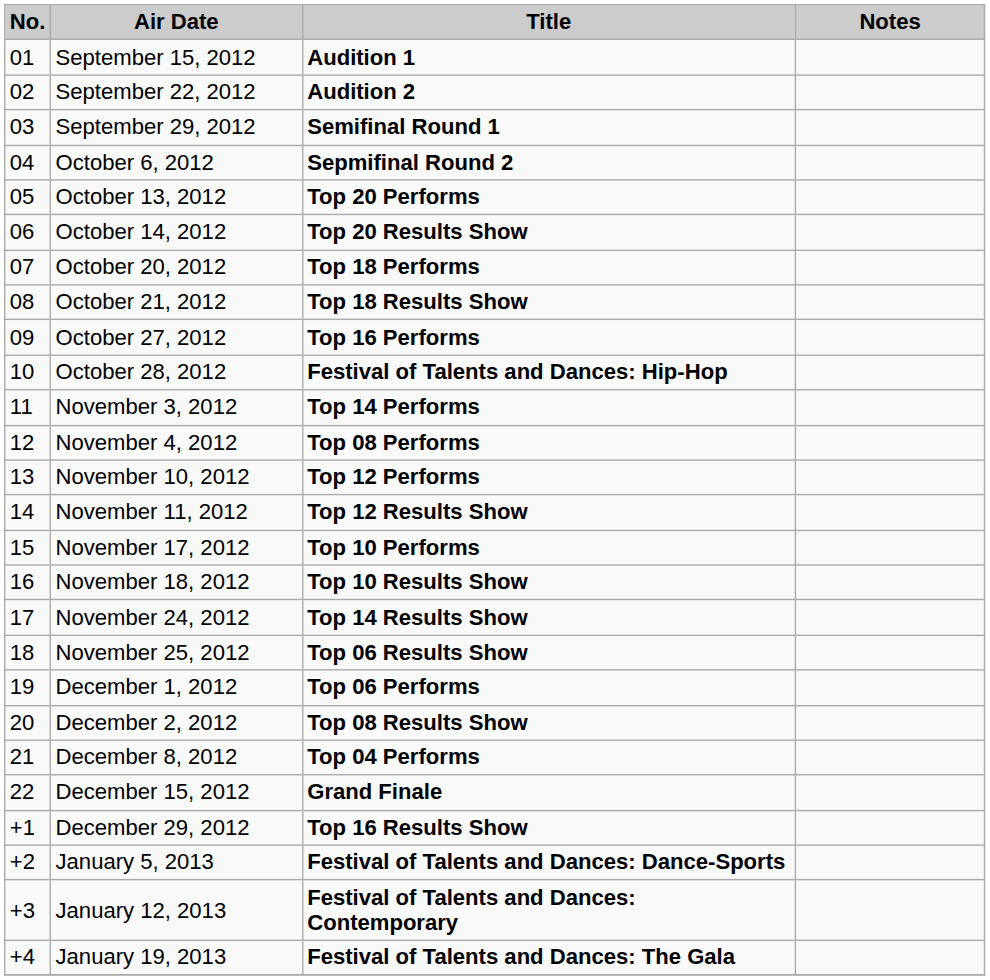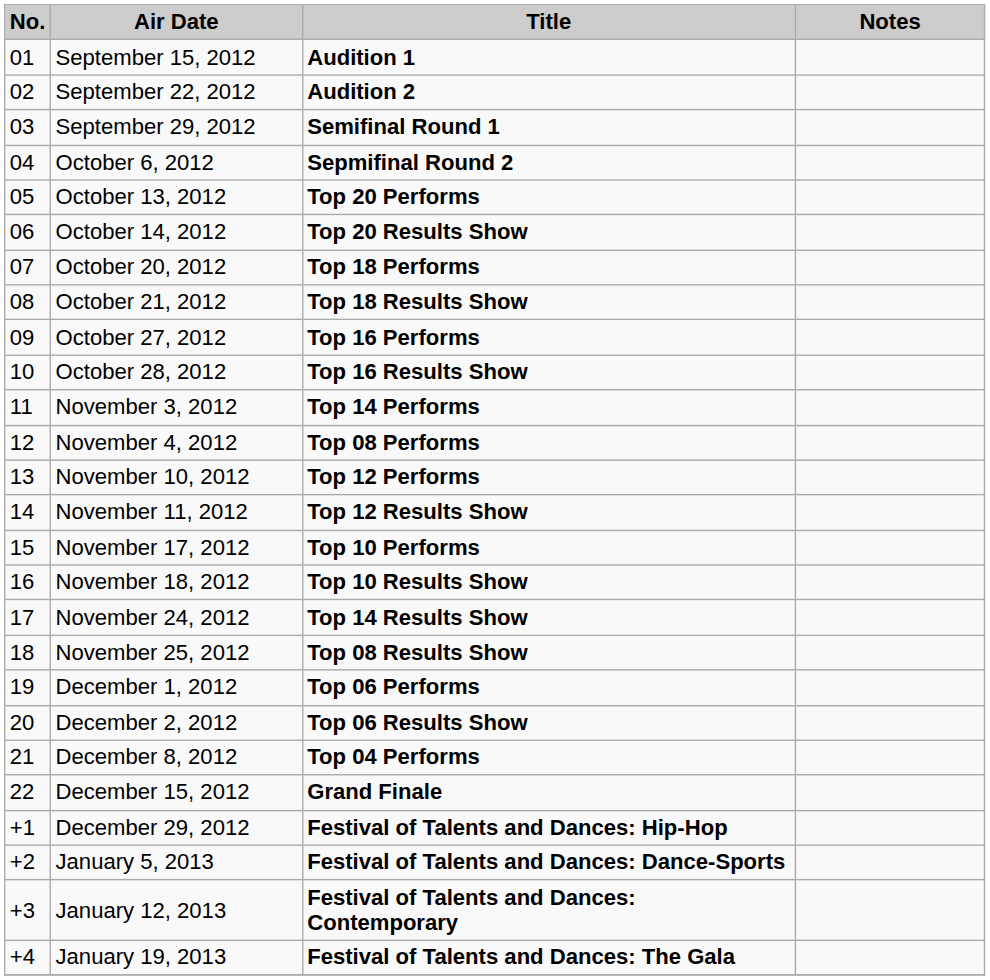(517, 372) Festival of Talents and Dances: Hip-Hop -> (417, 372) Top 16 Results Show
(417, 652) Top 06 Results Show -> (417, 652) Top 08 Results Show
(417, 722) Top 08 Results Show -> (417, 722) Top 06 Results Show
(417, 827) Top 16 Results Show -> (517, 827) Festival of Talents and Dances: Hip-Hop
